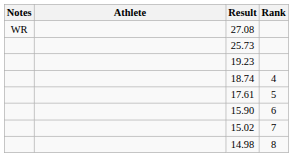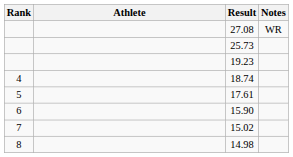columns swapped: (274, 12) <-> (19, 12)
